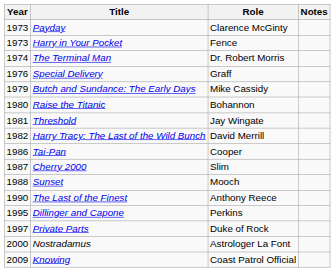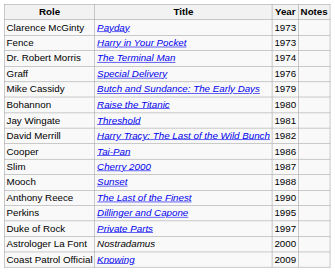columns swapped: (17, 12) <-> (253, 12)
